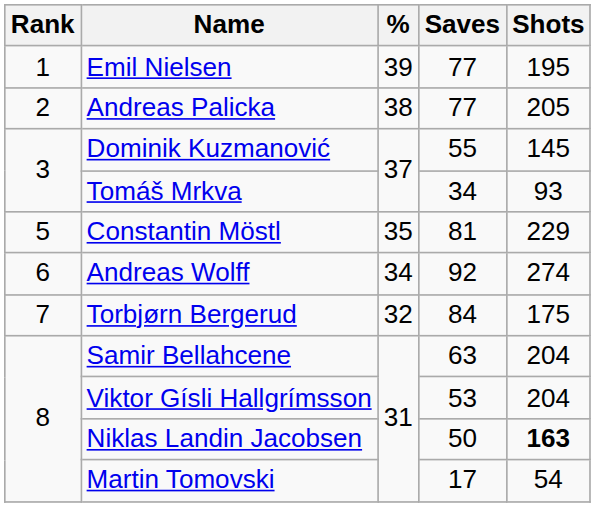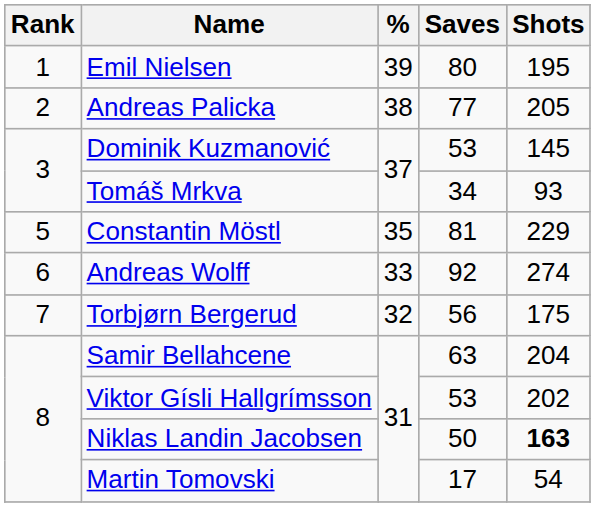(462, 66) 77 -> (462, 66) 80
(462, 149) 55 -> (462, 149) 53
(398, 273) 34 -> (398, 273) 33
(462, 314) 84 -> (462, 314) 56
(548, 397) 204 -> (548, 397) 202
